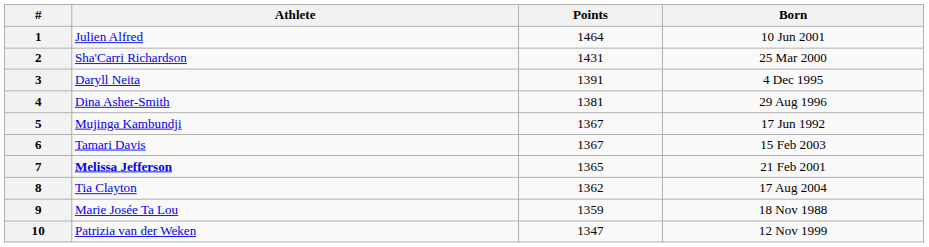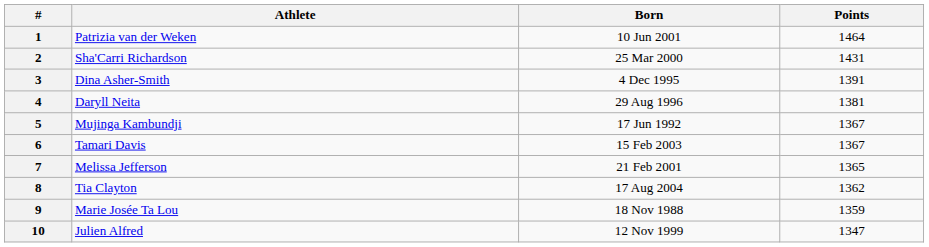columns swapped: (793, 15) <-> (590, 15)
(109, 37) Julien Alfred -> (136, 37) Patrizia van der Weken
(107, 80) Daryll Neita -> (122, 80) Dina Asher-Smith
(122, 102) Dina Asher-Smith -> (107, 102) Daryll Neita
(124, 166) bold -> (121, 166) normal
(136, 231) Patrizia van der Weken -> (109, 231) Julien Alfred
